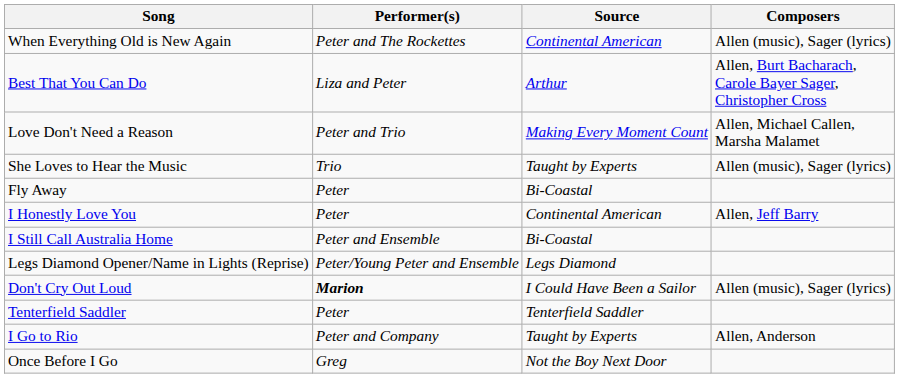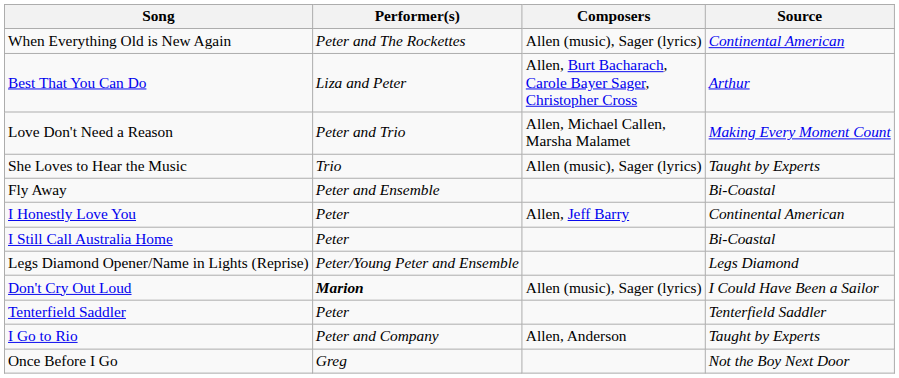columns swapped: (803, 16) <-> (617, 16)
(332, 190) Peter -> (378, 190) Peter and Ensemble
(378, 239) Peter and Ensemble -> (332, 239) Peter
